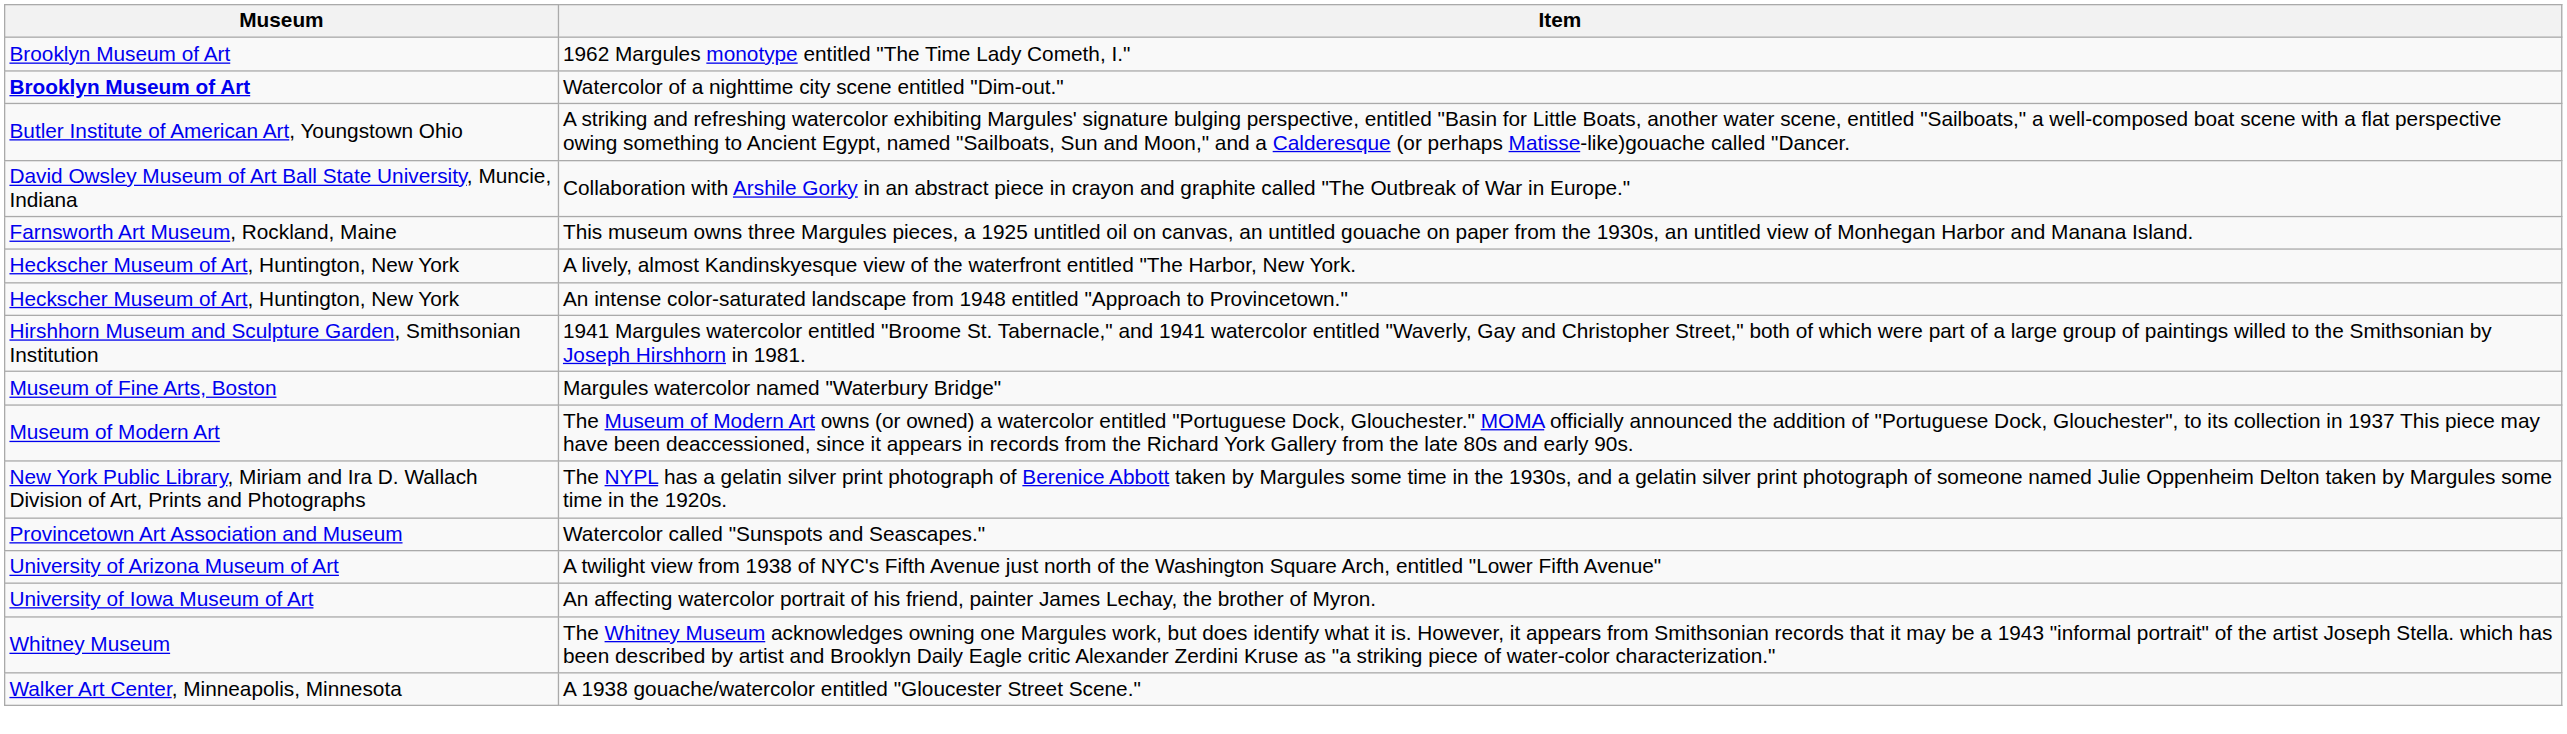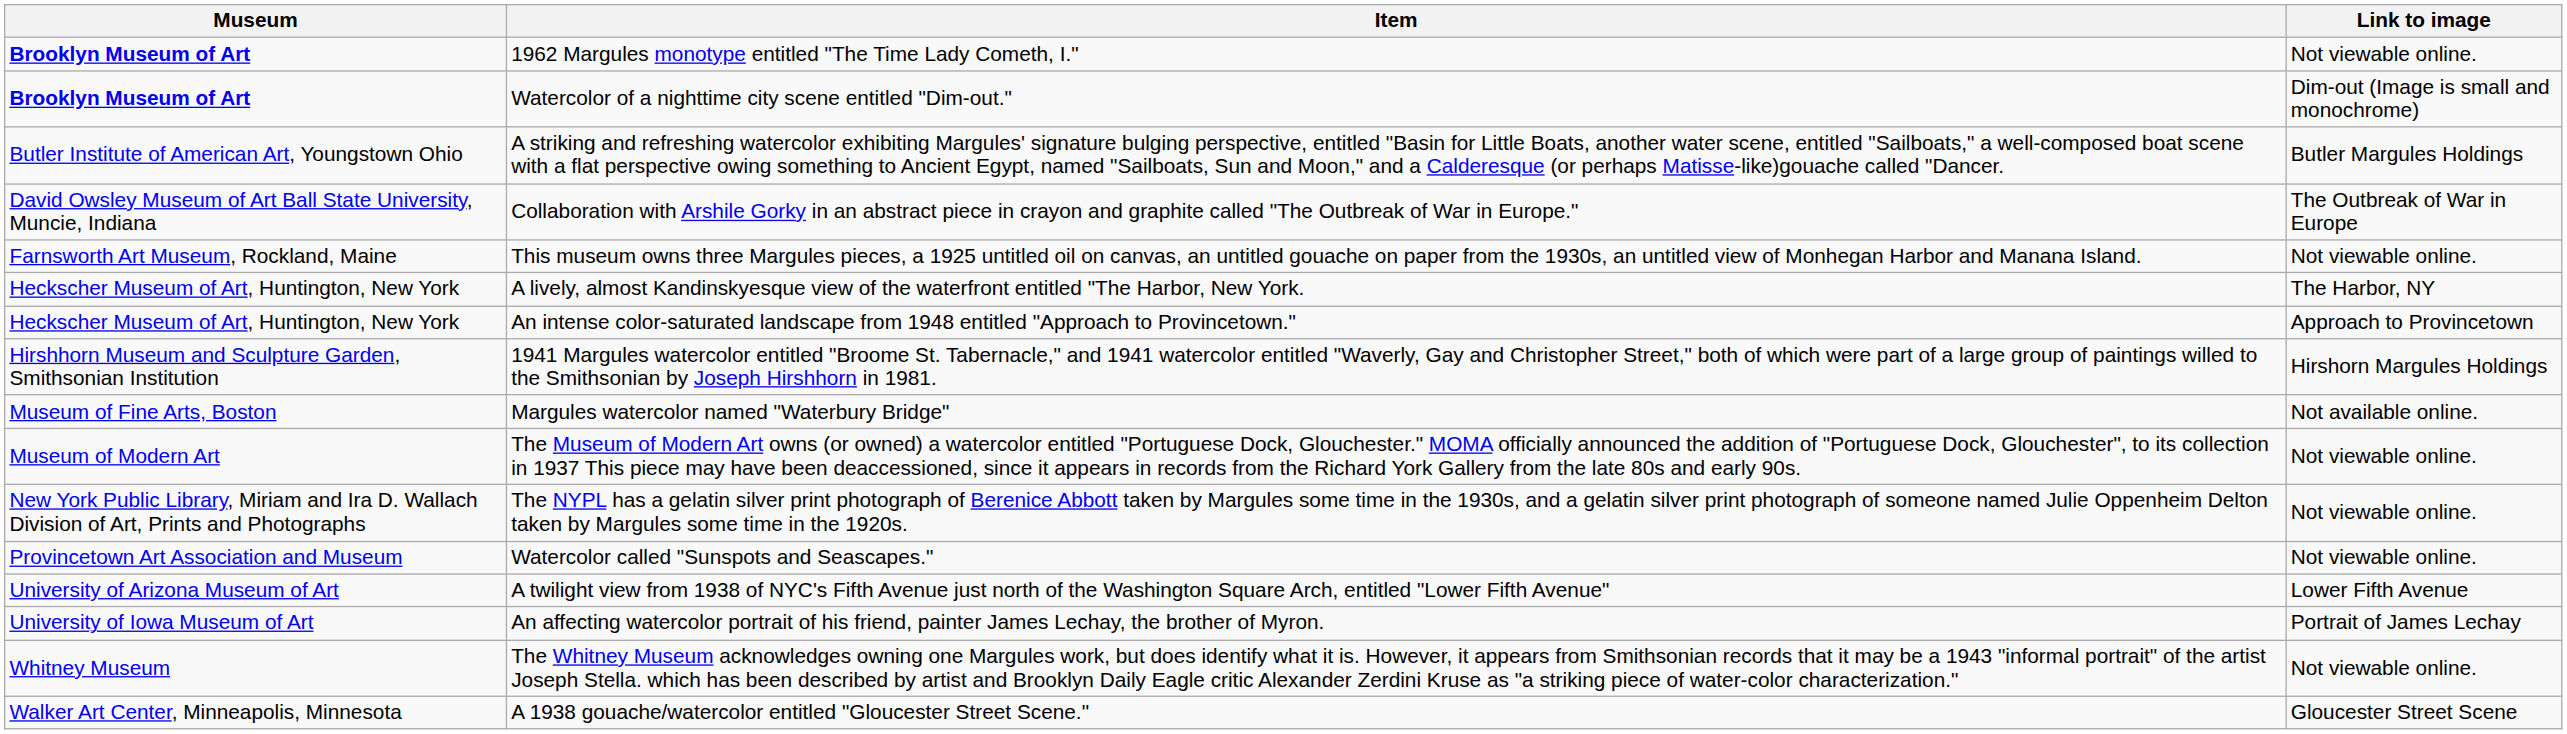+ column: (2424, 20)
(120, 53) normal -> (130, 53) bold
